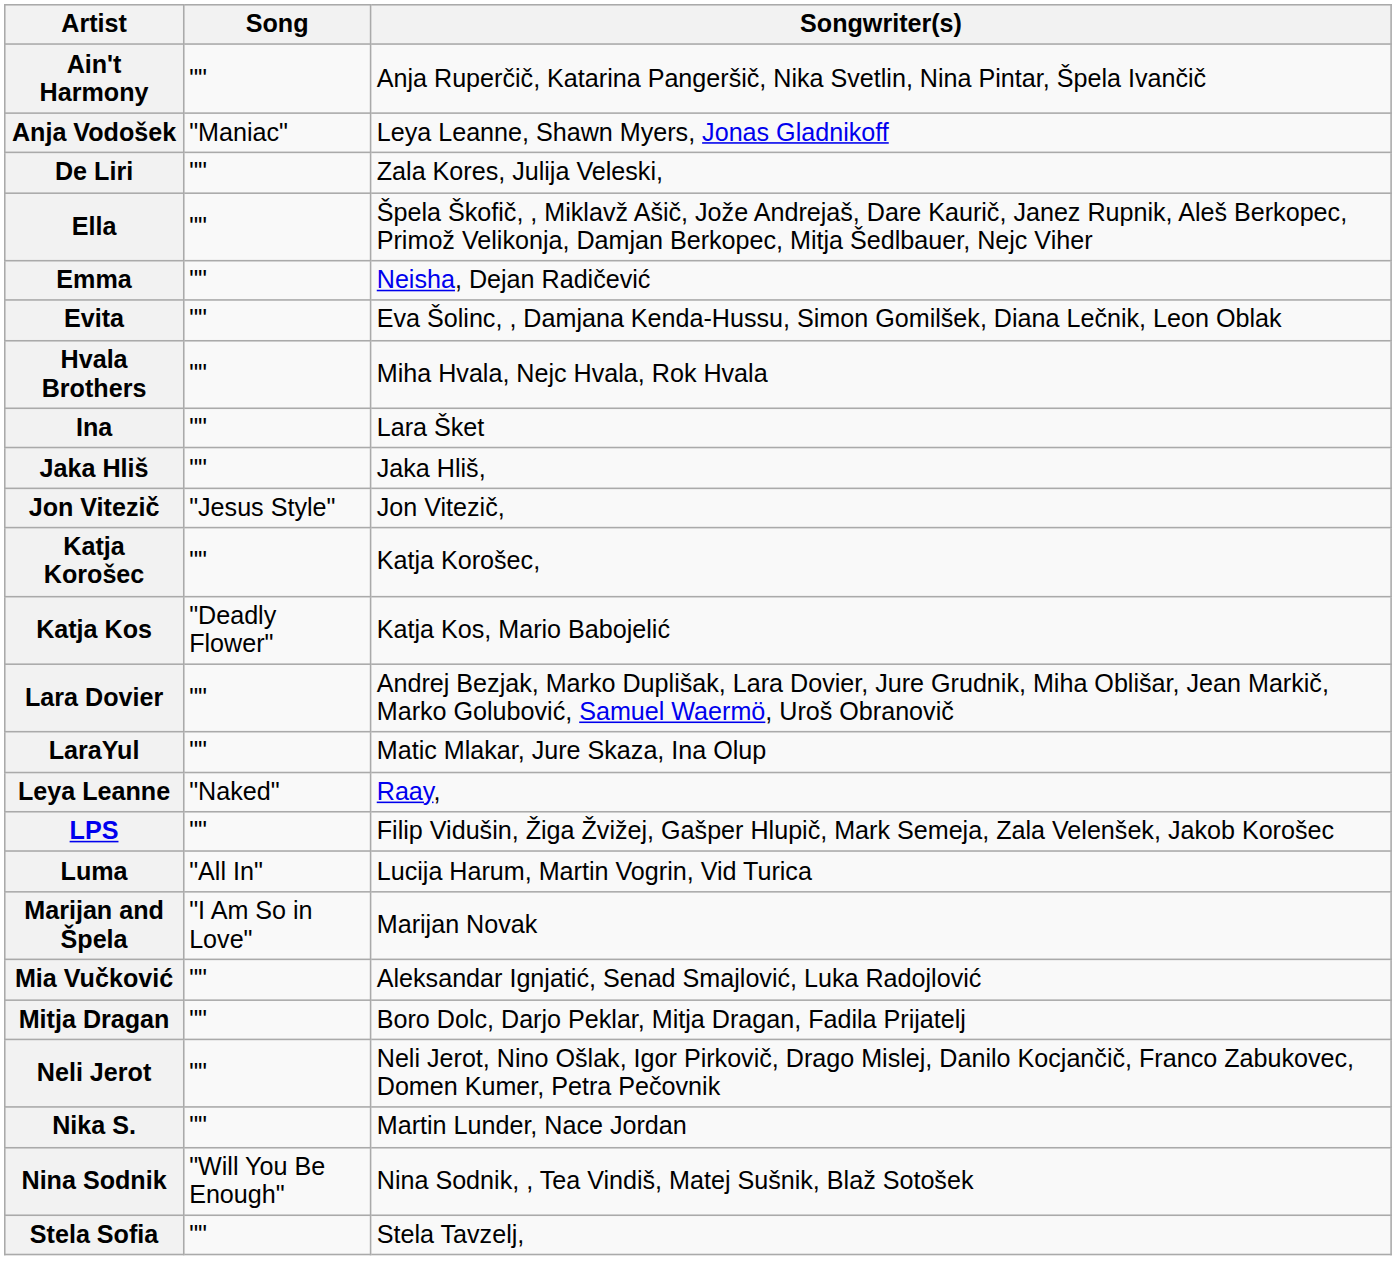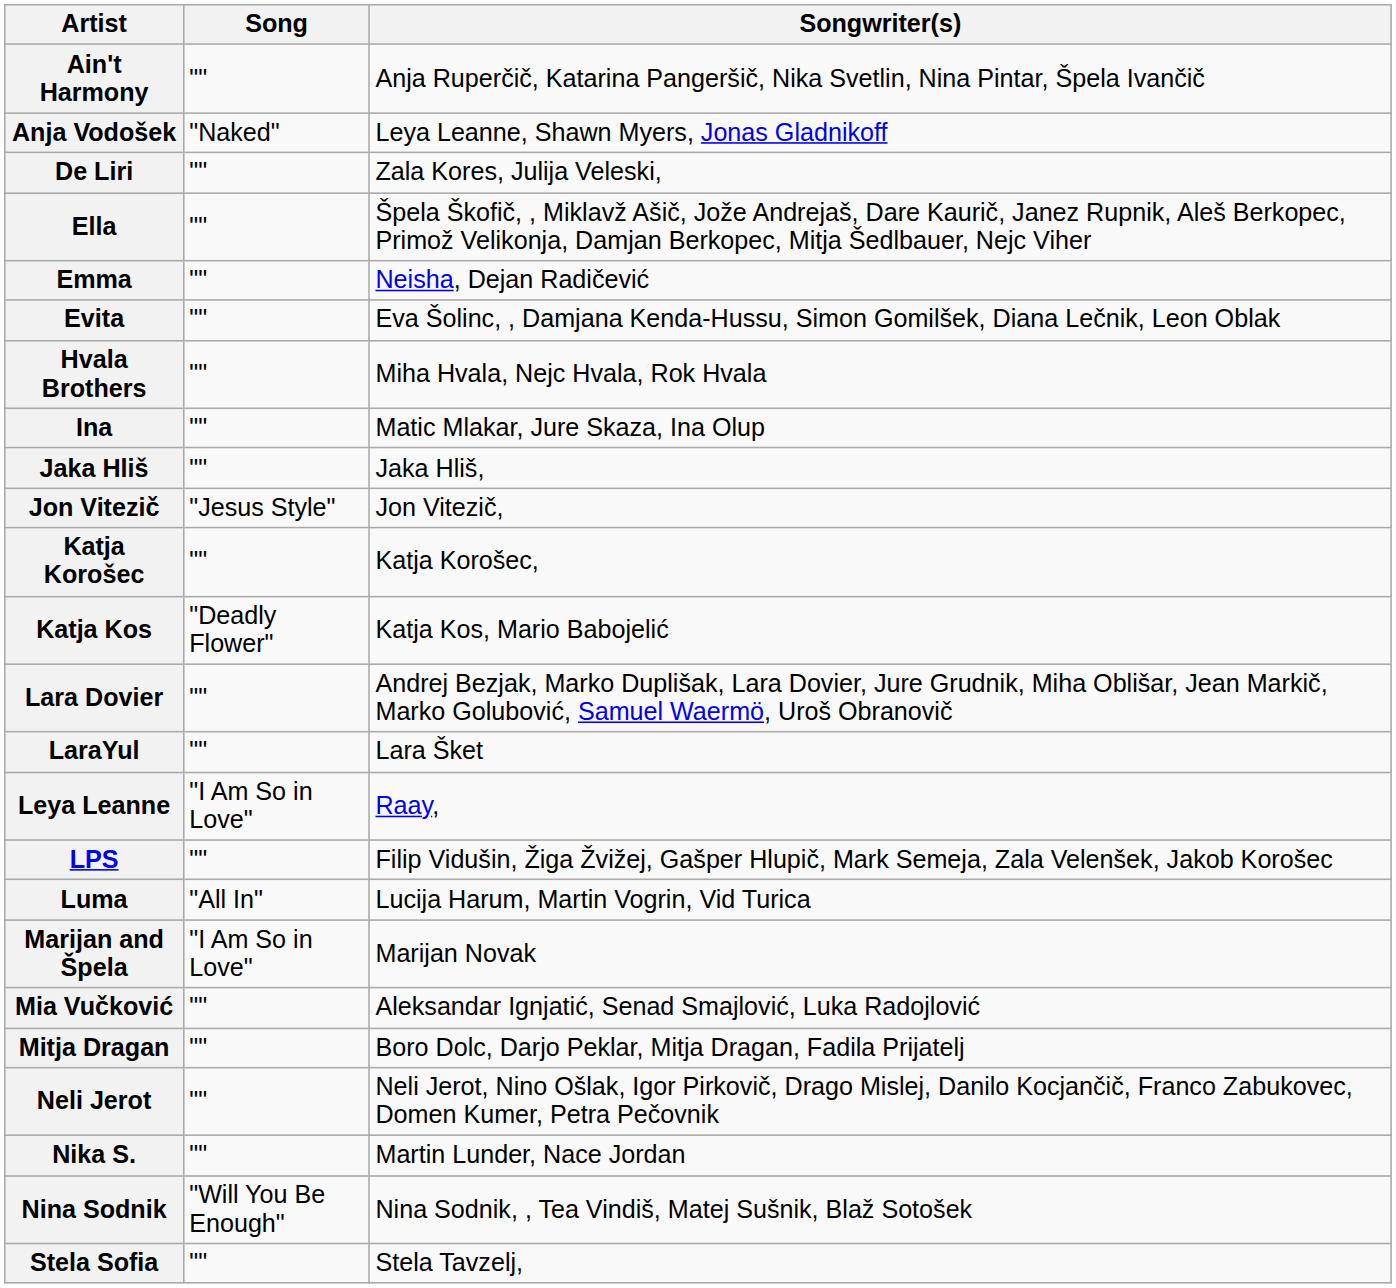(239, 132) "Maniac" -> (234, 132) "Naked"
(431, 427) Lara Šket -> (570, 427) Matic Mlakar, Jure Skaza, Ina Olup
(572, 751) Matic Mlakar, Jure Skaza, Ina Olup -> (429, 751) Lara Šket
(234, 791) "Naked" -> (251, 805) "I Am So in Love"
